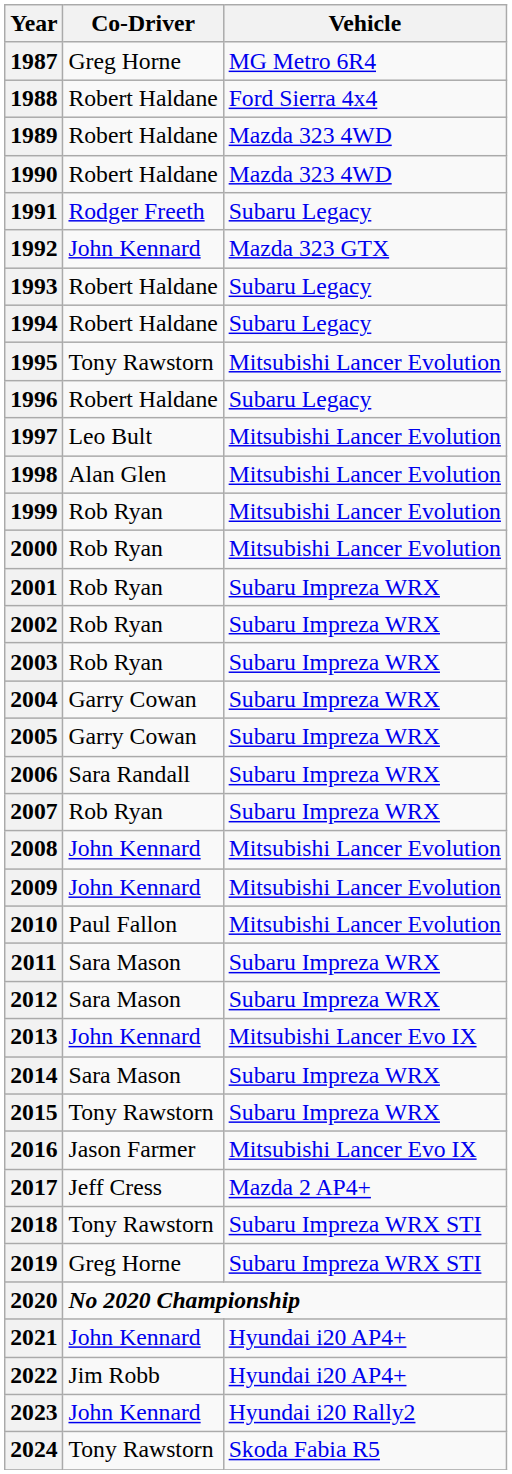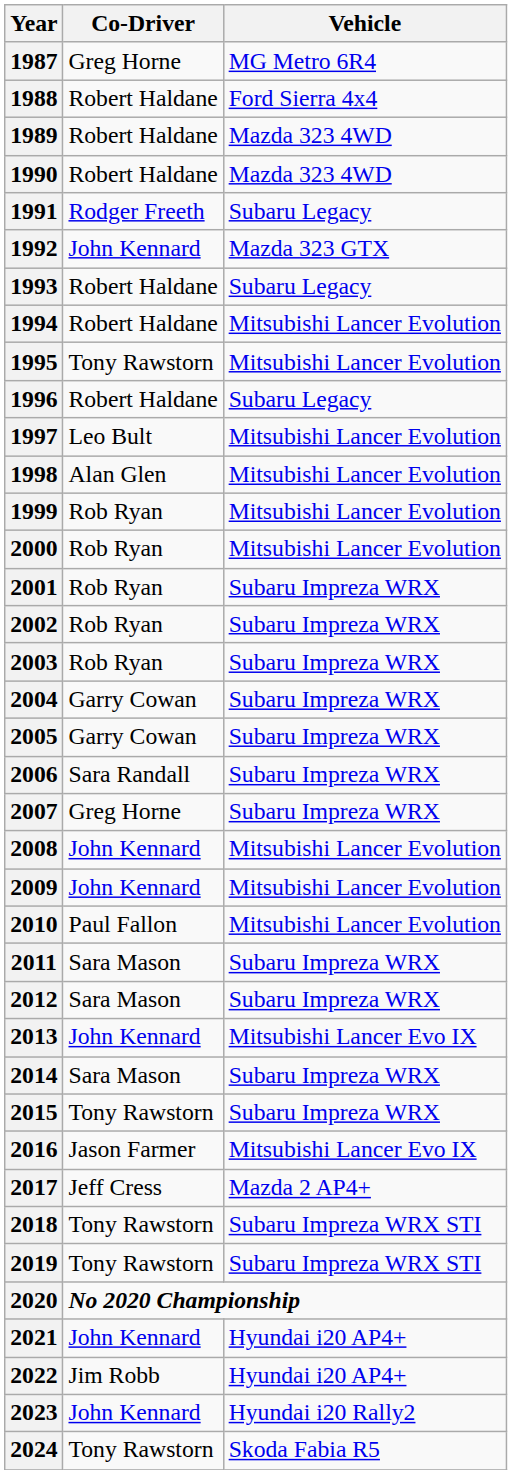(300, 323) Subaru Legacy -> (365, 323) Mitsubishi Lancer Evolution
(116, 811) Rob Ryan -> (125, 811) Greg Horne
(125, 1262) Greg Horne -> (141, 1262) Tony Rawstorn
